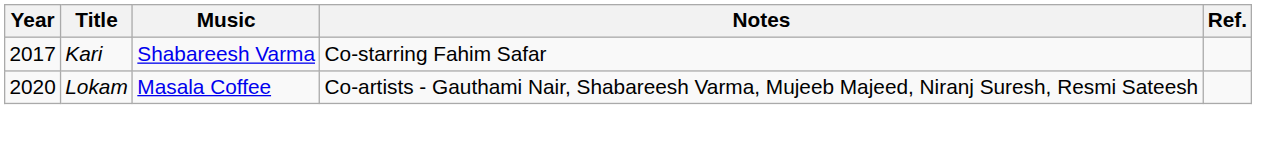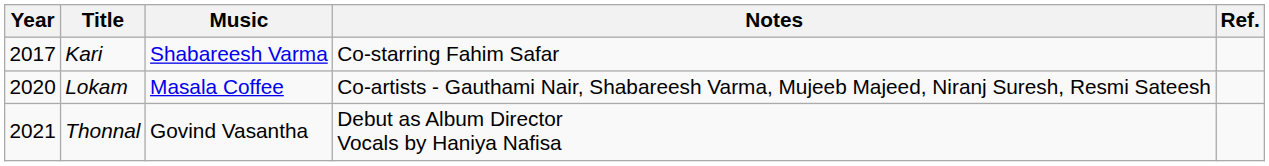+ row: (103, 131)
